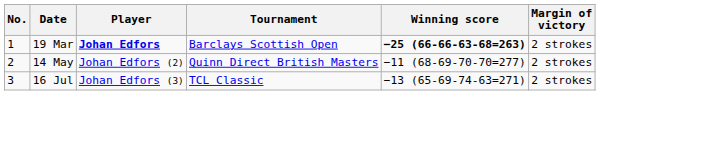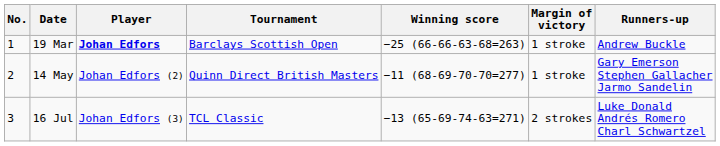+ column: (655, 20)
(455, 45) bold -> (455, 45) normal
(562, 45) 2 strokes -> (558, 45) 1 stroke
(562, 63) 2 strokes -> (558, 76) 1 stroke
